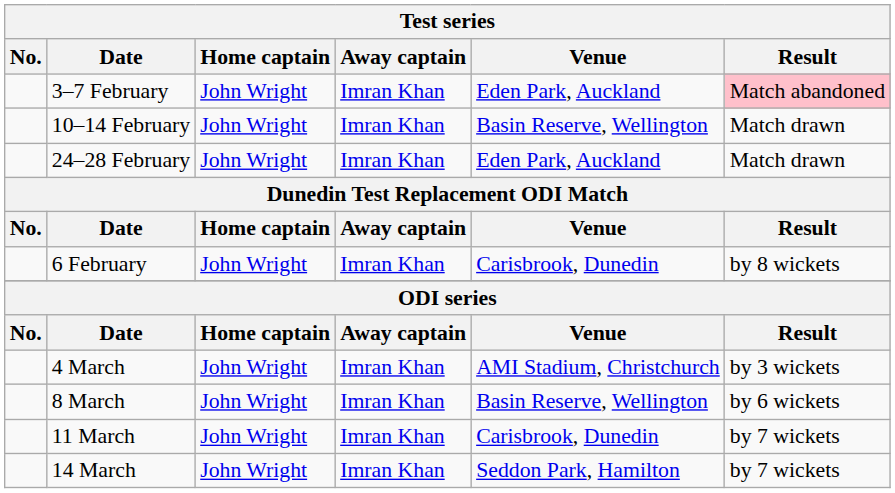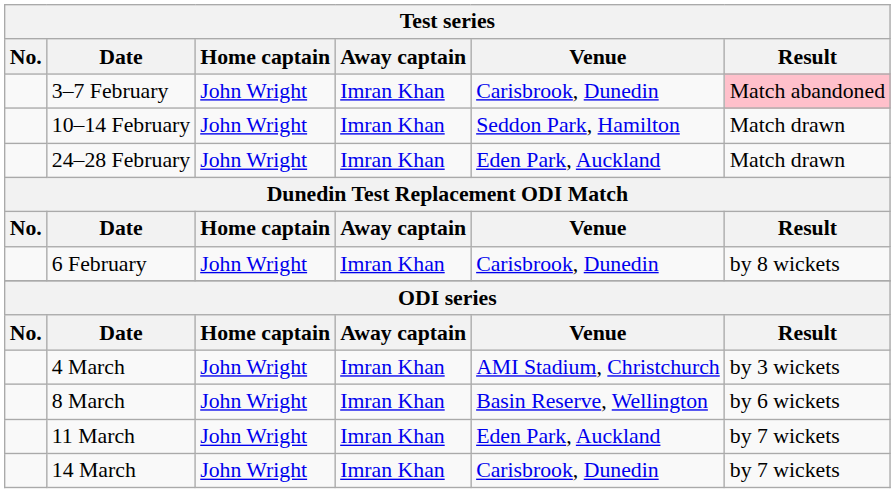(568, 90) Eden Park, Auckland -> (567, 90) Carisbrook, Dunedin
(592, 125) Basin Reserve, Wellington -> (578, 125) Seddon Park, Hamilton
(567, 435) Carisbrook, Dunedin -> (568, 435) Eden Park, Auckland
(578, 470) Seddon Park, Hamilton -> (567, 470) Carisbrook, Dunedin
